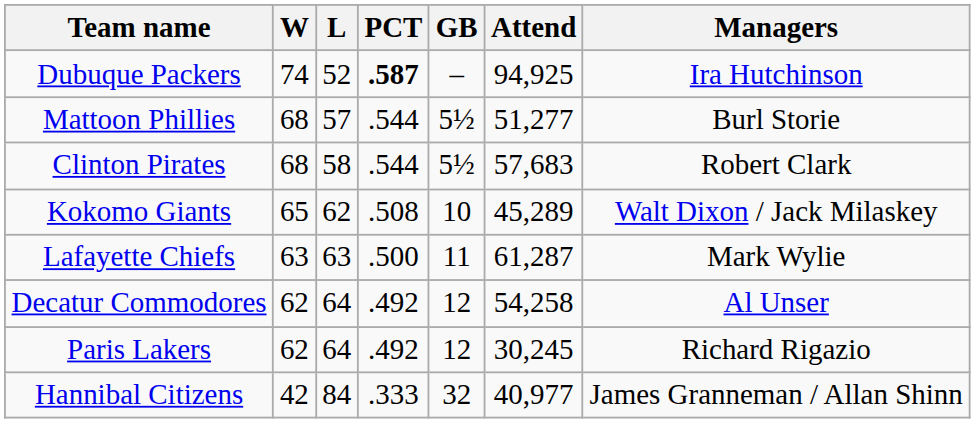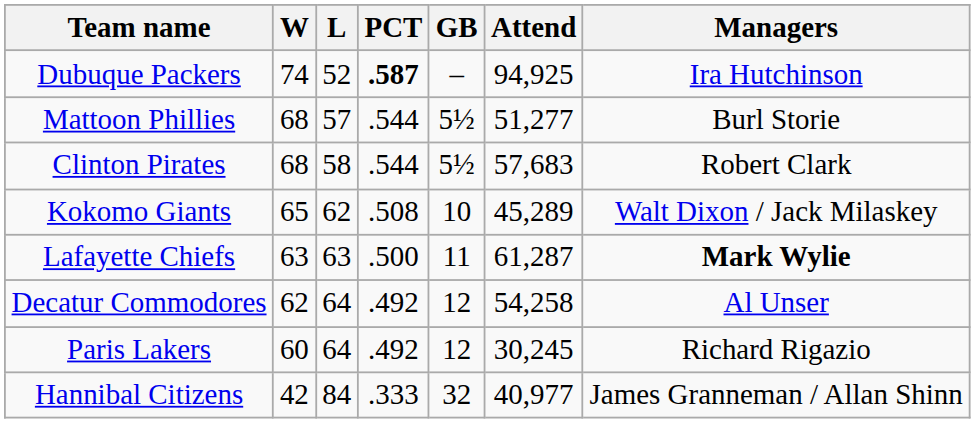(776, 257) normal -> (776, 257) bold
(294, 348) 62 -> (294, 348) 60
